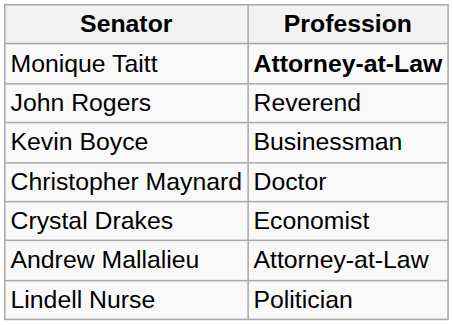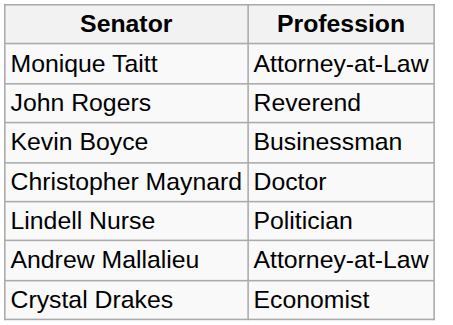(348, 63) bold -> (341, 63) normal
rows swapped: (92, 220) <-> (83, 299)
